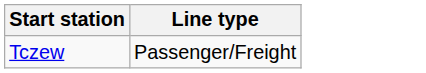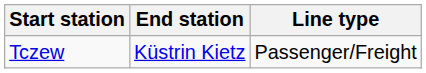+ column: (190, 20)
